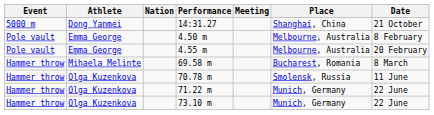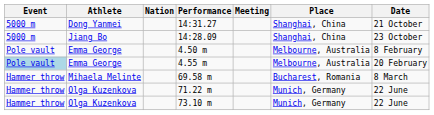+ row: (197, 37)
(30, 50) no background -> (30, 63) lightblue background
- row: (195, 77)
